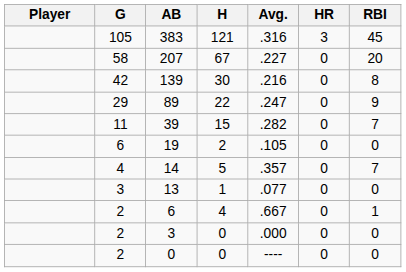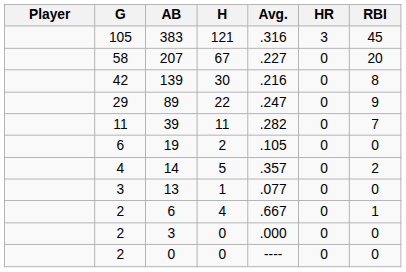(222, 124) 15 -> (222, 124) 11
(375, 168) 7 -> (375, 168) 2
